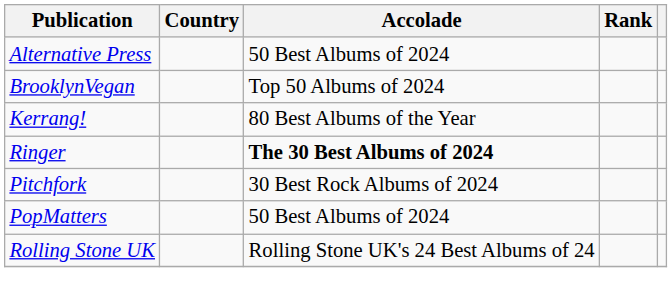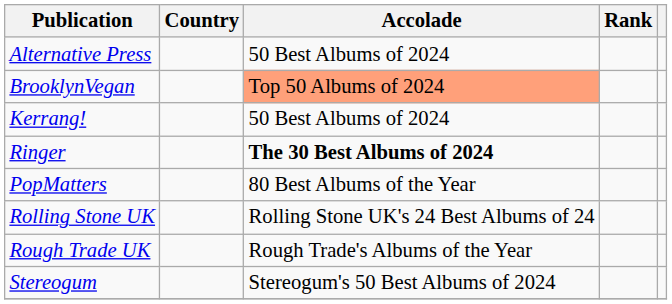(346, 86) no background -> (346, 86) lightsalmon background
(362, 119) 80 Best Albums of the Year -> (349, 119) 50 Best Albums of 2024
- row: (48, 184)
(349, 217) 50 Best Albums of 2024 -> (362, 184) 80 Best Albums of the Year
+ row: (80, 250)
+ row: (53, 282)
